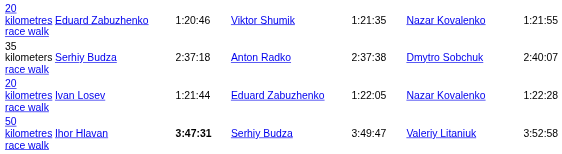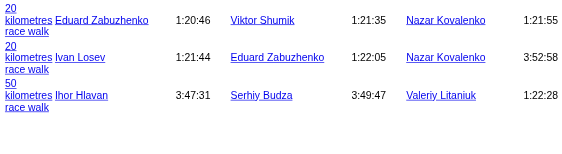- row: (29, 58)
(541, 96) 1:22:28 -> (541, 58) 3:52:58
(194, 133) bold -> (193, 96) normal
(541, 133) 3:52:58 -> (541, 96) 1:22:28
